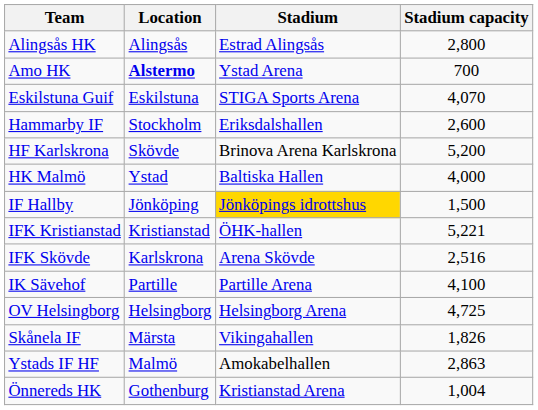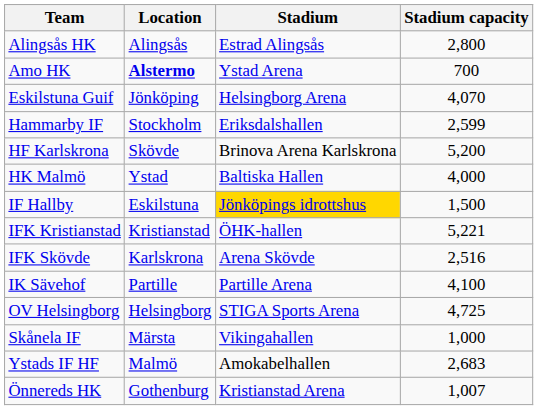(164, 97) Eskilstuna -> (164, 97) Jönköping
(289, 97) STIGA Sports Arena -> (283, 97) Helsingborg Arena
(466, 124) 2,600 -> (466, 124) 2,599
(164, 204) Jönköping -> (164, 204) Eskilstuna
(283, 310) Helsingborg Arena -> (289, 310) STIGA Sports Arena
(466, 337) 1,826 -> (466, 337) 1,000
(466, 364) 2,863 -> (466, 364) 2,683
(466, 390) 1,004 -> (466, 390) 1,007
